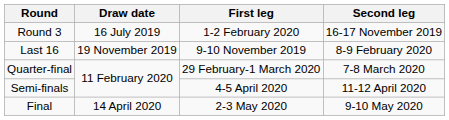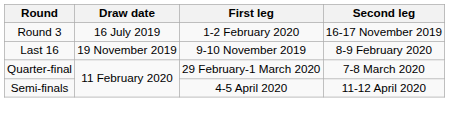- row: (40, 106)
